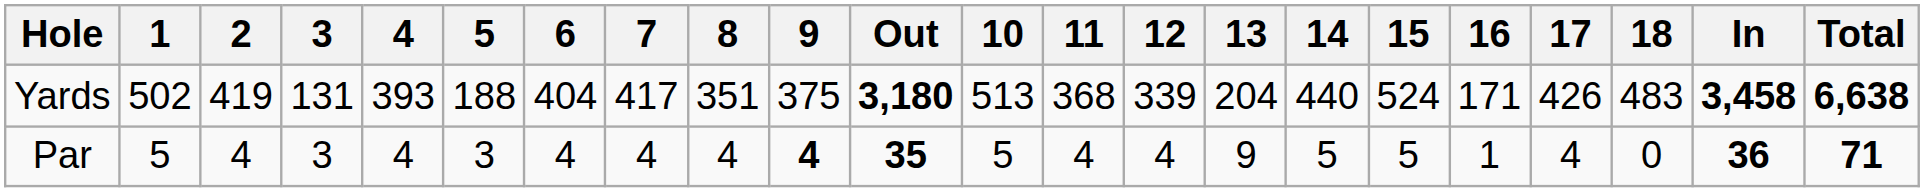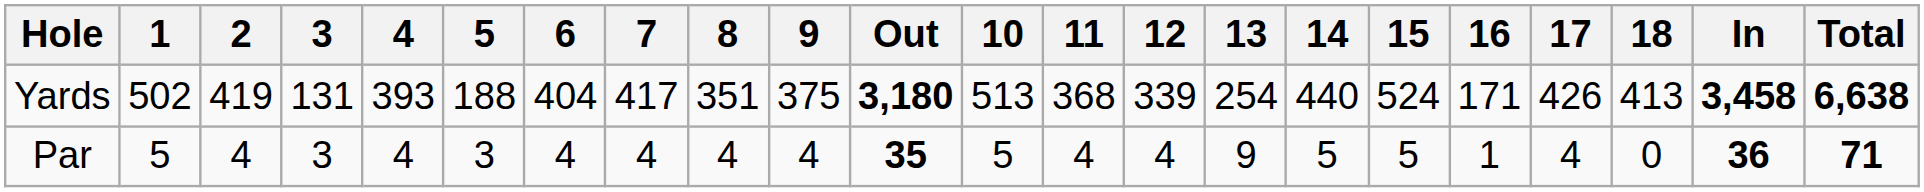(1246, 95) 204 -> (1246, 95) 254
(1652, 95) 483 -> (1652, 95) 413
(809, 155) bold -> (809, 155) normal
